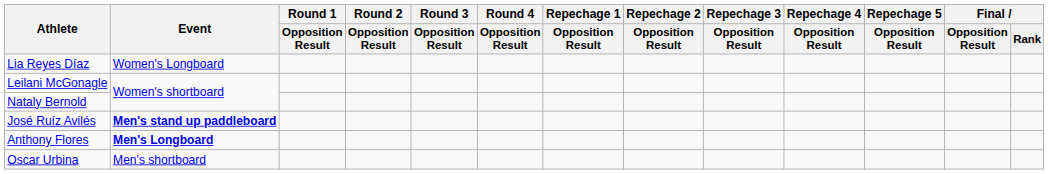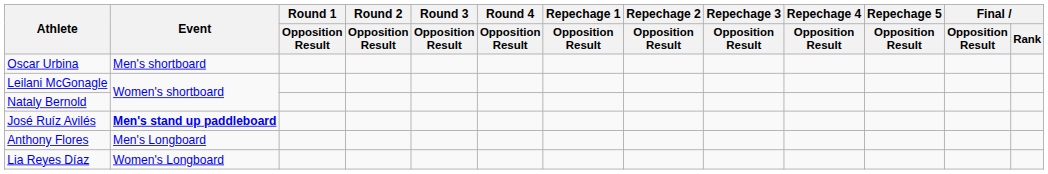rows swapped: (43, 160) <-> (48, 64)
(163, 141) bold -> (160, 141) normal
